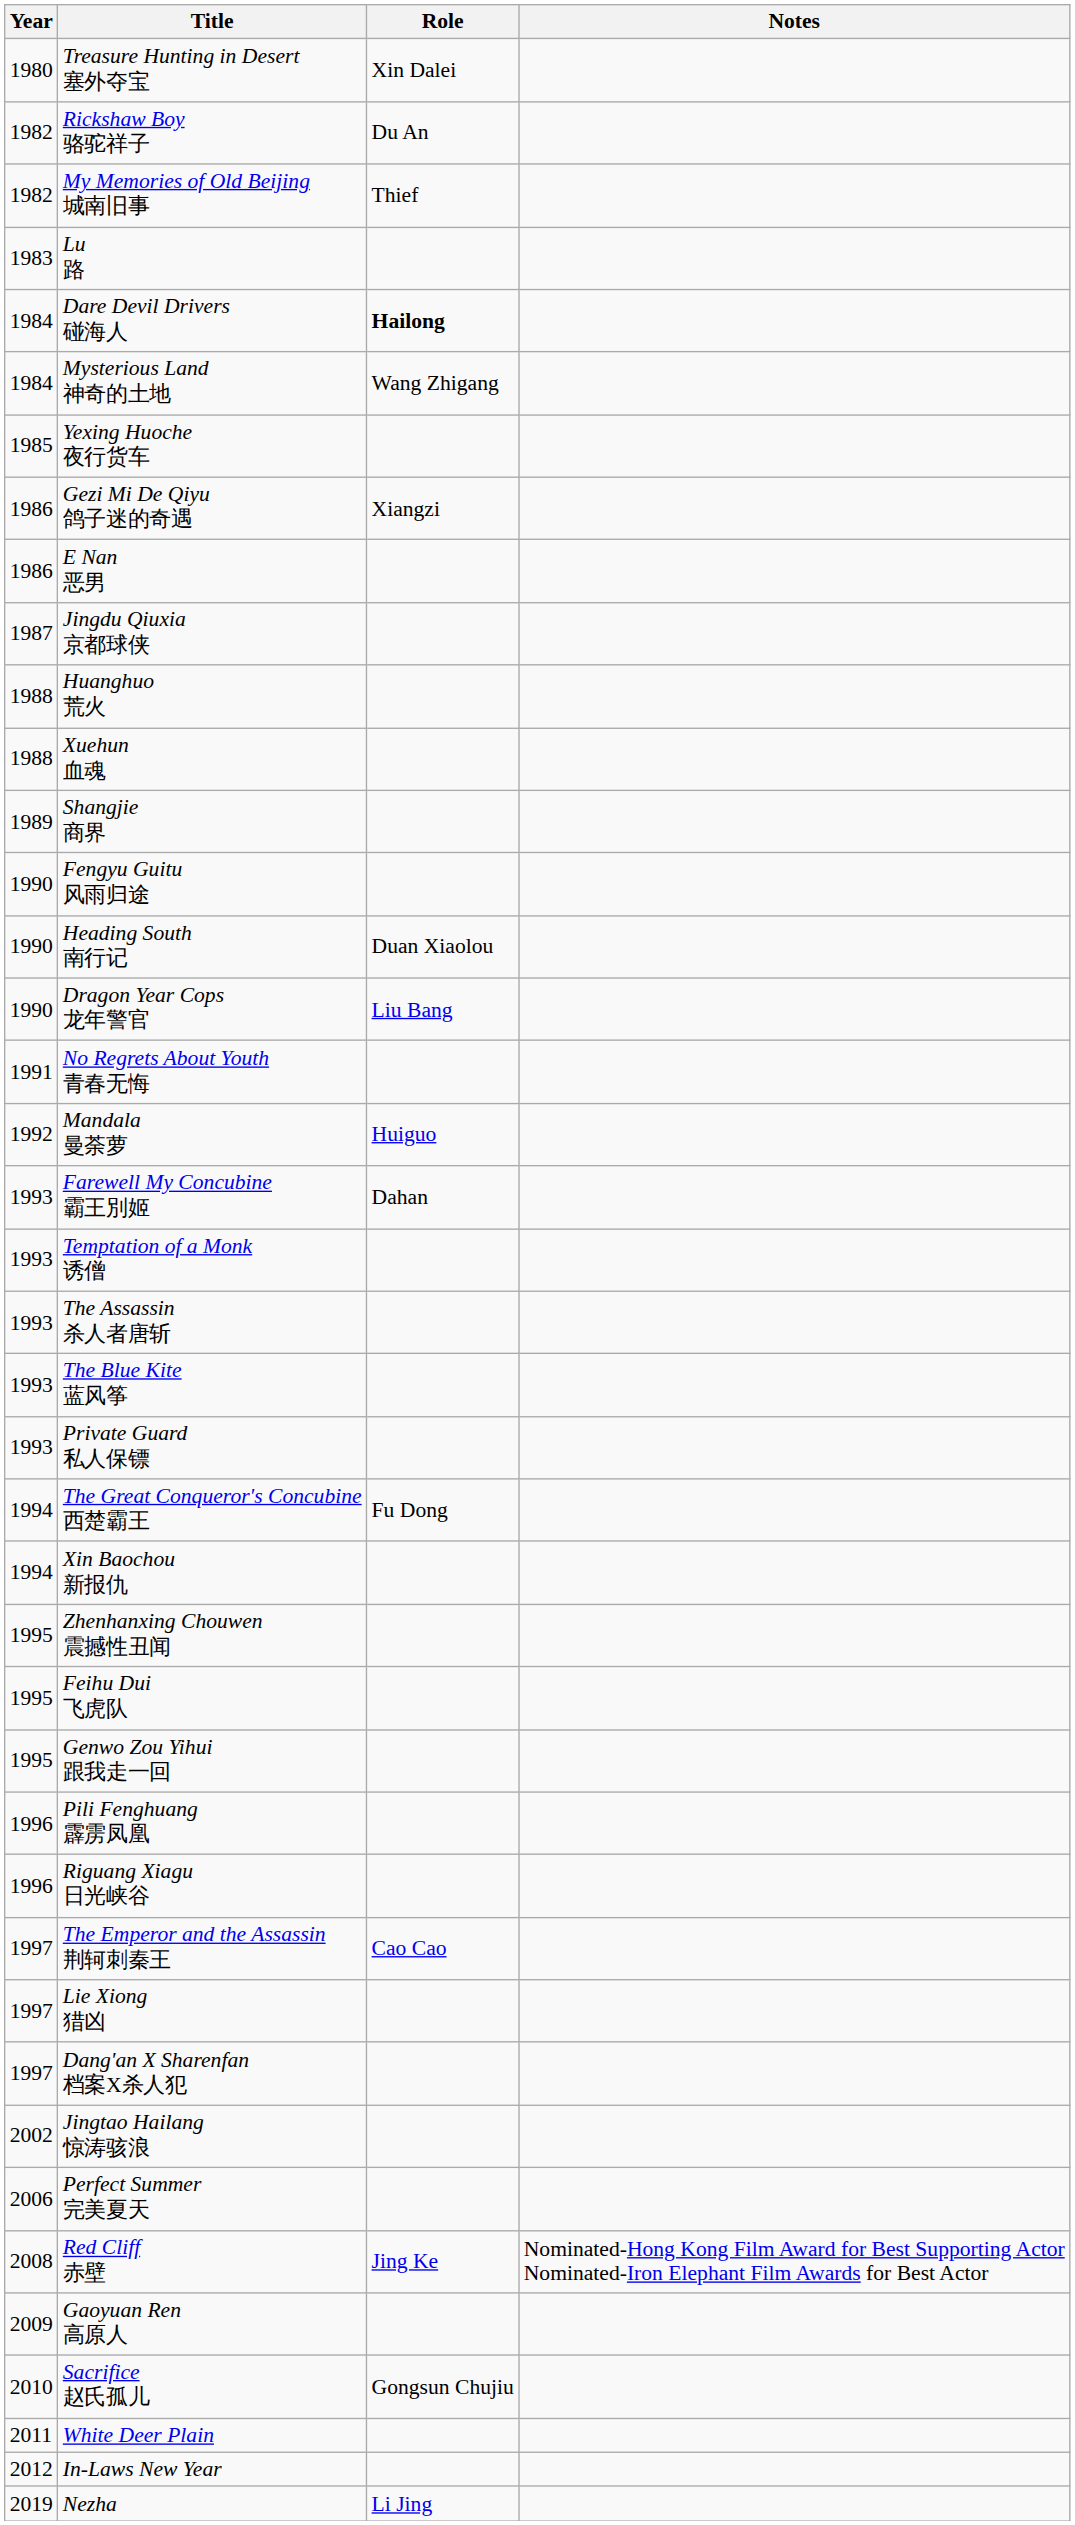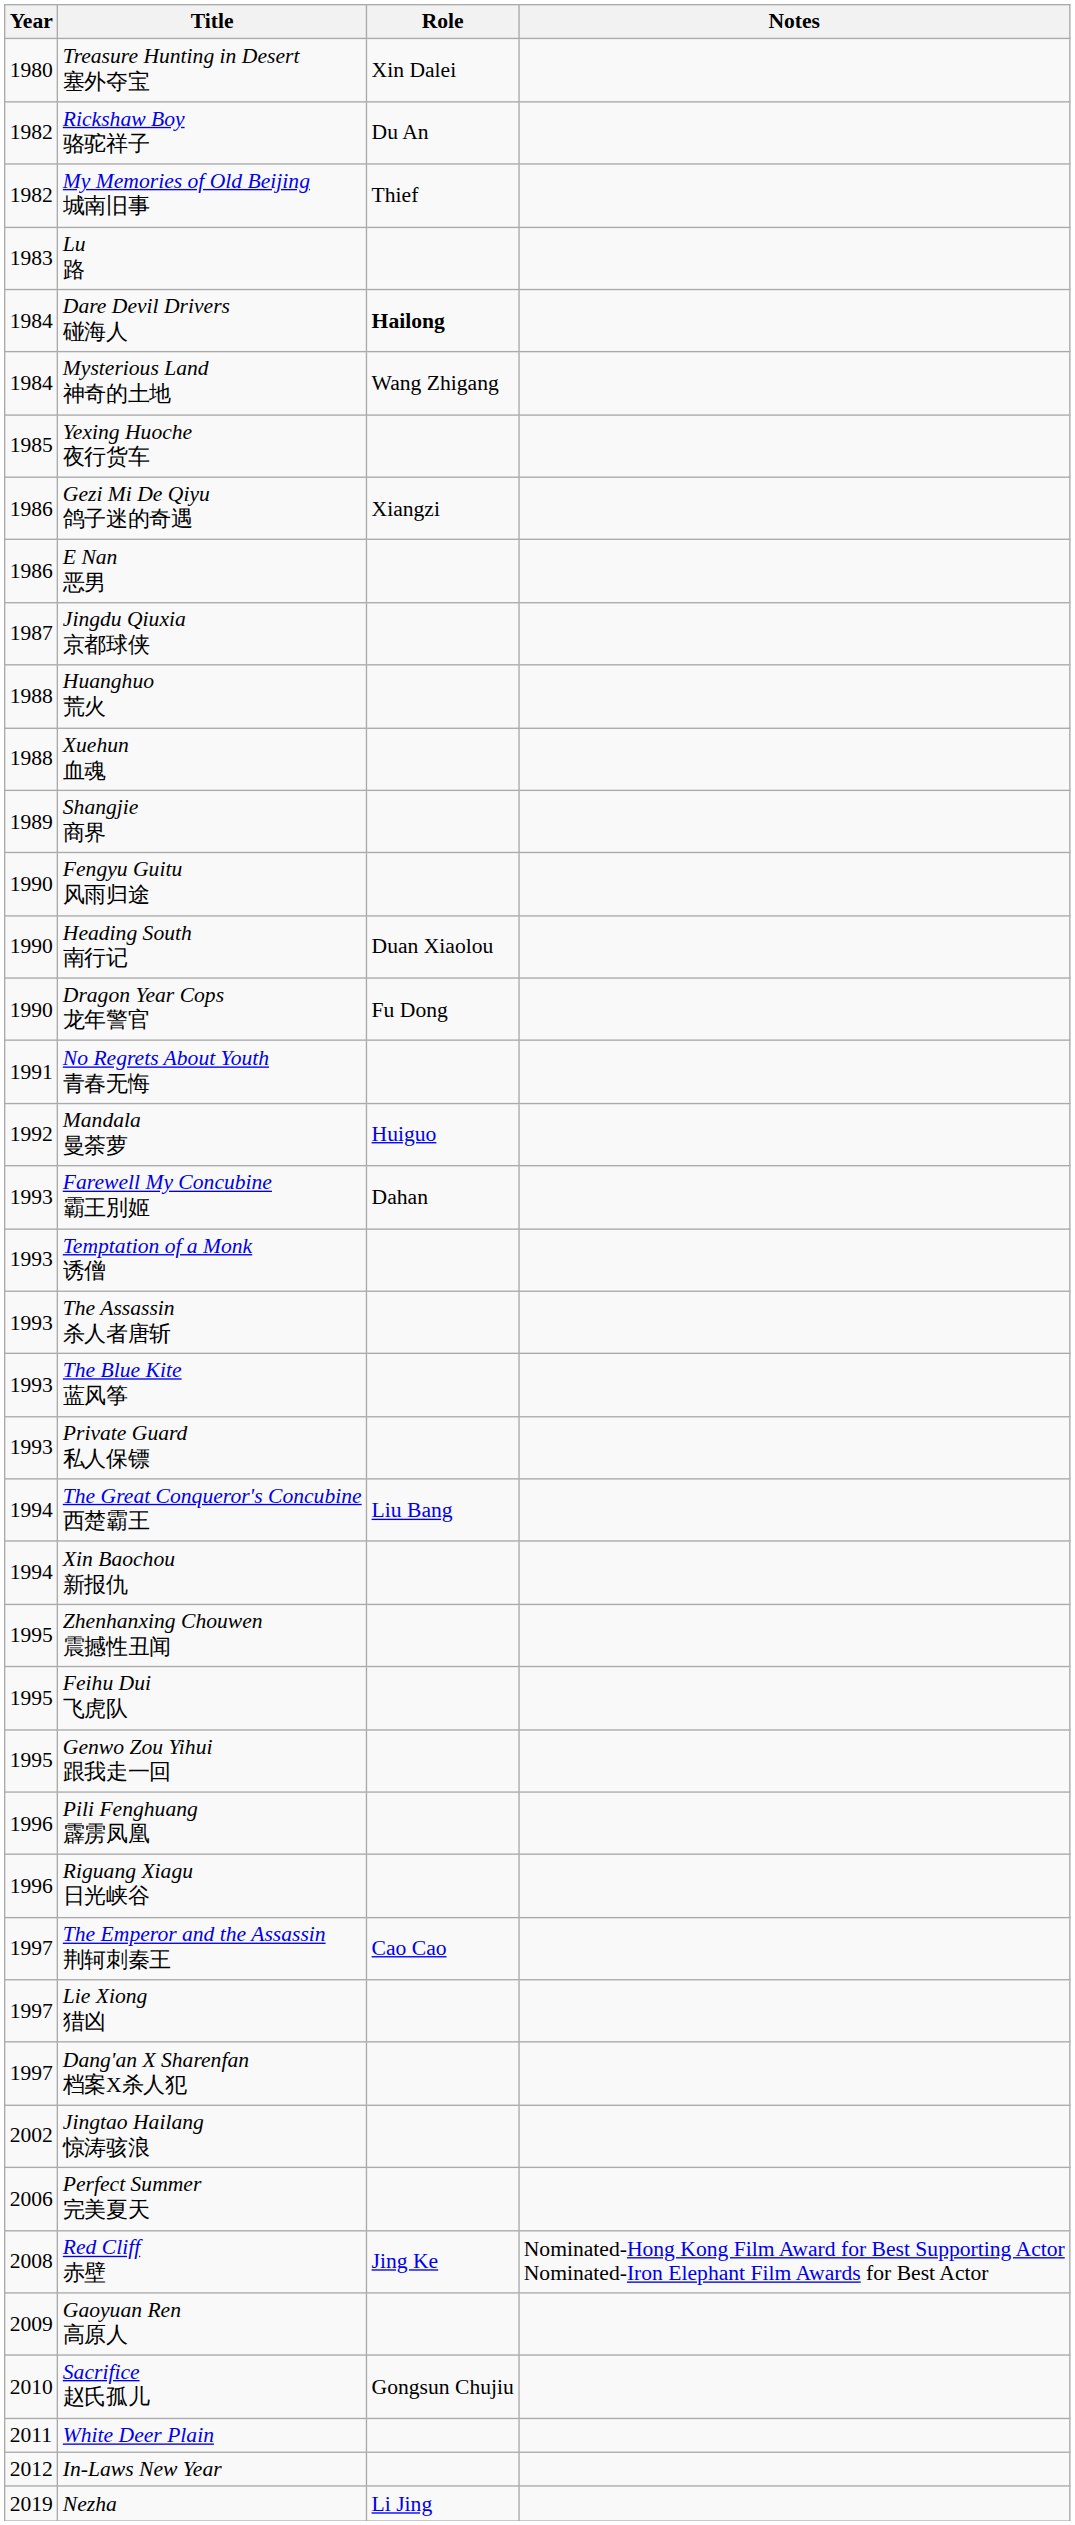(412, 1009) Liu Bang -> (410, 1009) Fu Dong
(410, 1510) Fu Dong -> (412, 1510) Liu Bang
